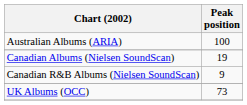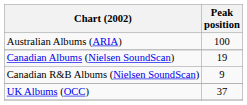(222, 91) 73 -> (222, 91) 37
